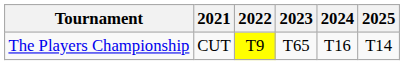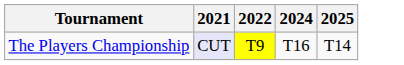- column: (296, 18)
(214, 46) no background -> (214, 46) lavender background
